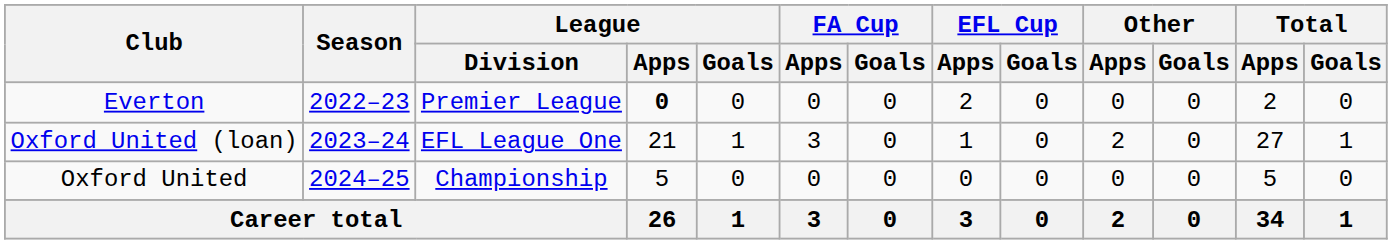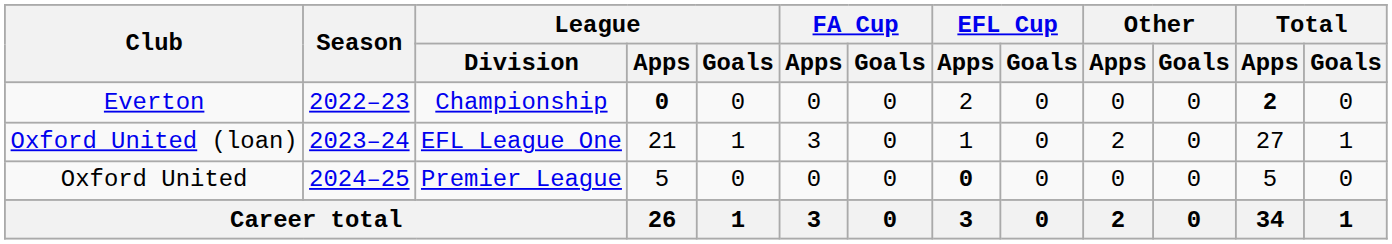(521, 102) Premier League -> (521, 102) Championship
(1270, 102) normal -> (1270, 102) bold
(521, 180) Championship -> (521, 180) Premier League
(966, 180) normal -> (966, 180) bold
